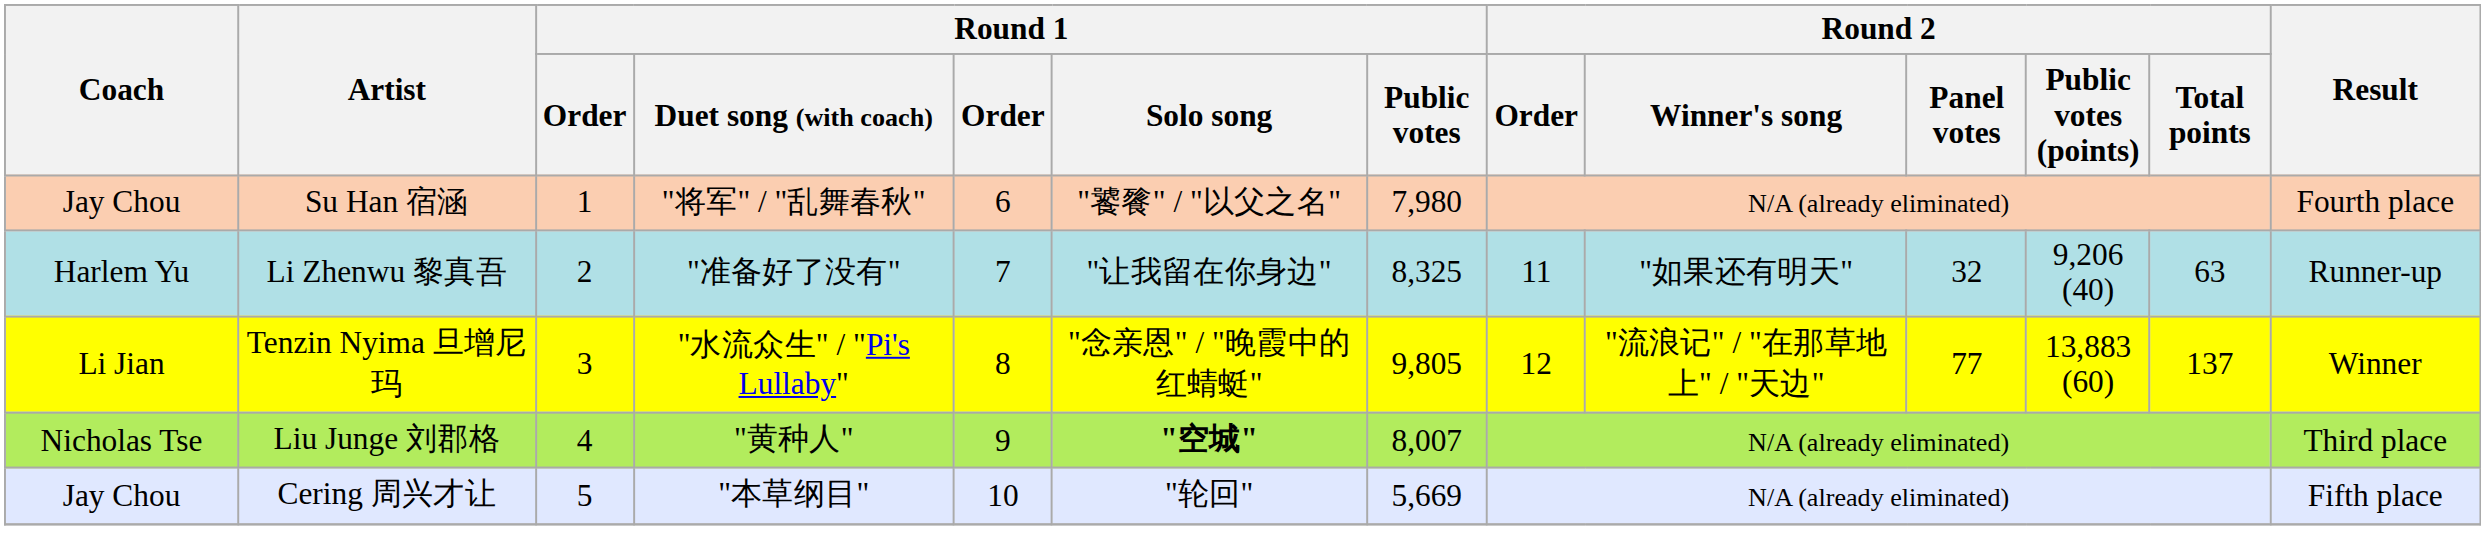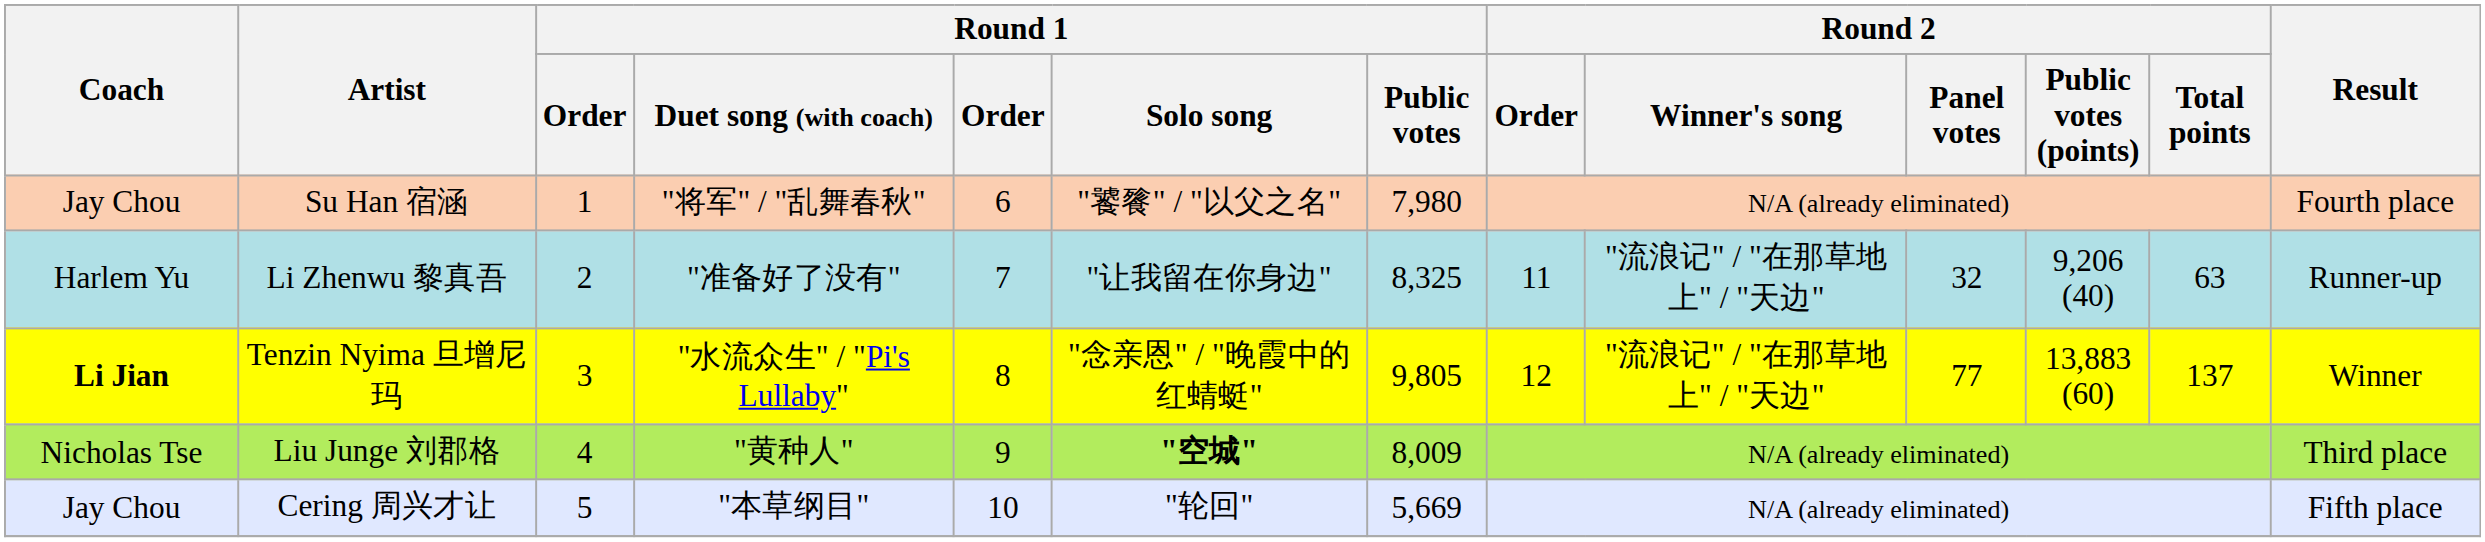(1746, 271) "如果还有明天" -> (1746, 277) "流浪记" / "在那草地上" / "天边"
(122, 363) normal -> (122, 375) bold
(1427, 439) 8,007 -> (1427, 451) 8,009
